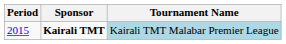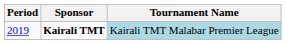(18, 30) 2015 -> (18, 30) 2019
